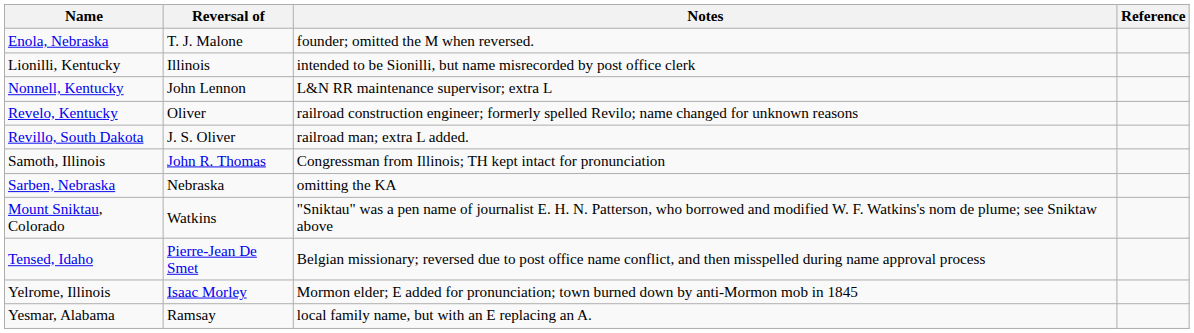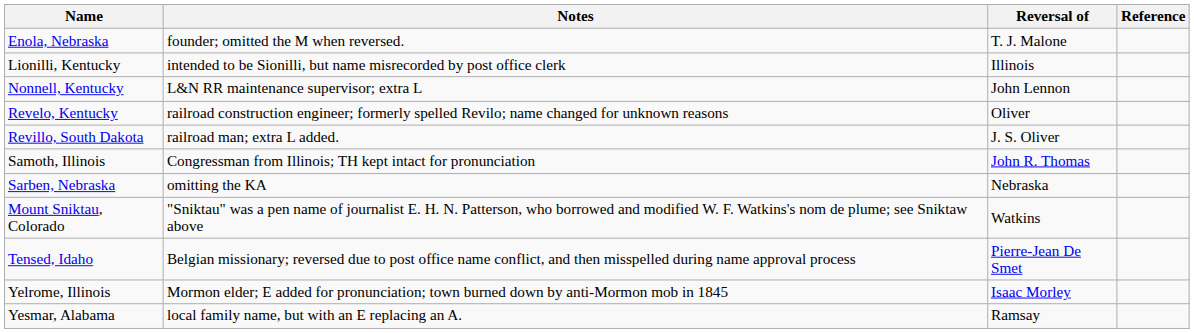columns swapped: (228, 16) <-> (705, 16)
